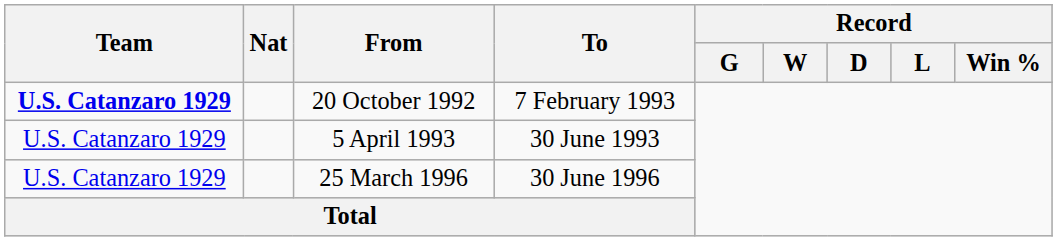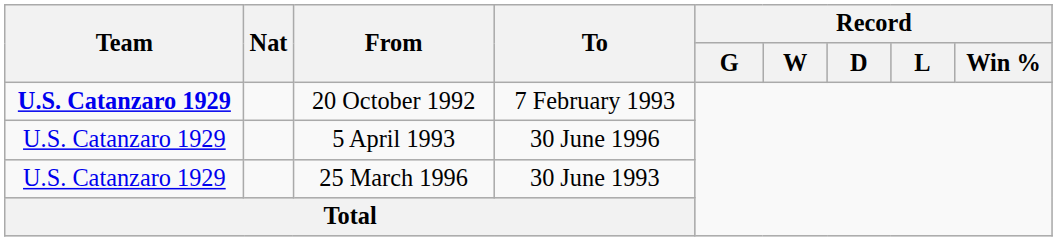(595, 139) 30 June 1993 -> (595, 139) 30 June 1996
(595, 178) 30 June 1996 -> (595, 178) 30 June 1993
